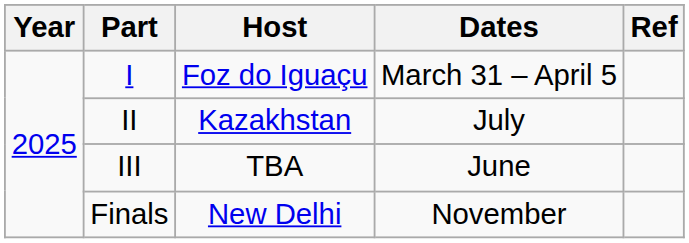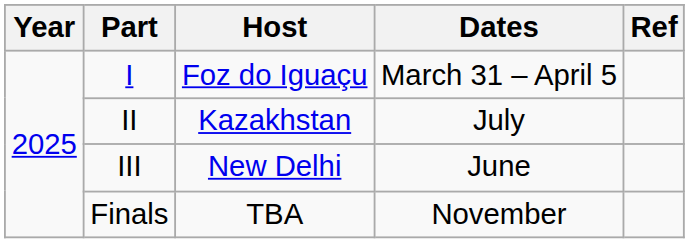(275, 167) TBA -> (275, 167) New Delhi
(275, 213) New Delhi -> (275, 213) TBA
